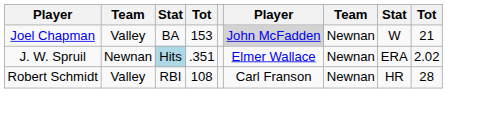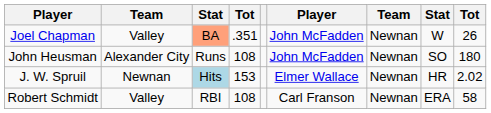(170, 35) no background -> (211, 35) lightsalmon background
(202, 35) 153 -> (245, 35) .351
(274, 35) lightgrey background -> (317, 35) no background
(427, 35) 21 -> (470, 35) 26
+ row: (53, 56)
(202, 56) .351 -> (245, 77) 153
(394, 56) ERA -> (437, 77) HR
(394, 77) HR -> (437, 98) ERA
(427, 77) 28 -> (470, 98) 58
